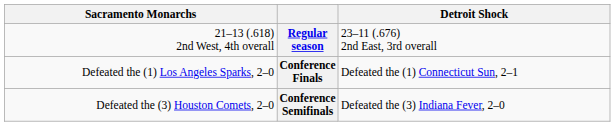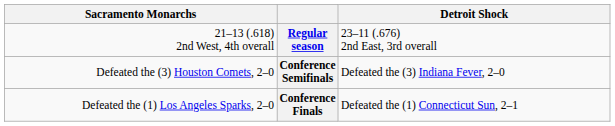rows swapped: (308, 105) <-> (308, 72)
